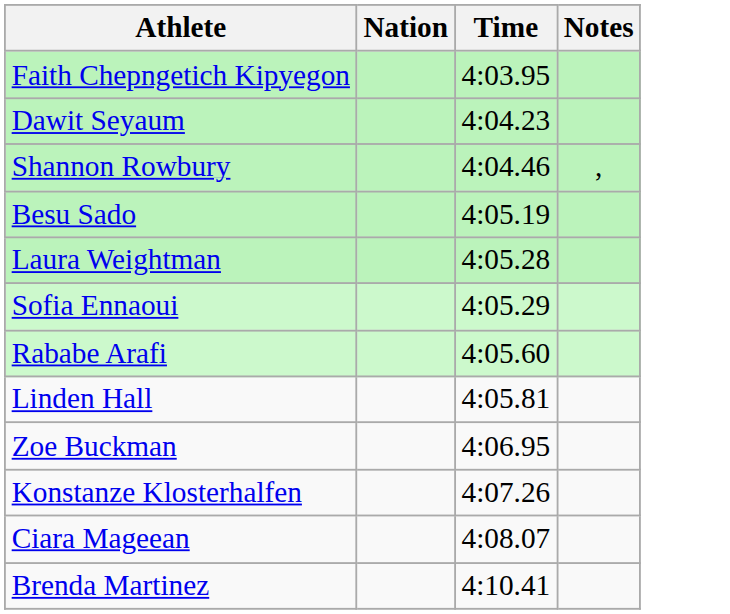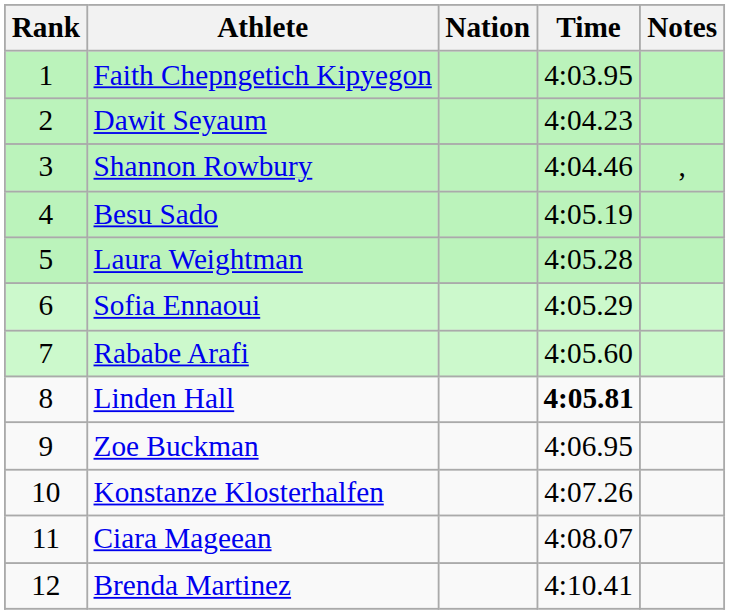+ column: (46, 27)
(506, 399) normal -> (589, 399) bold
